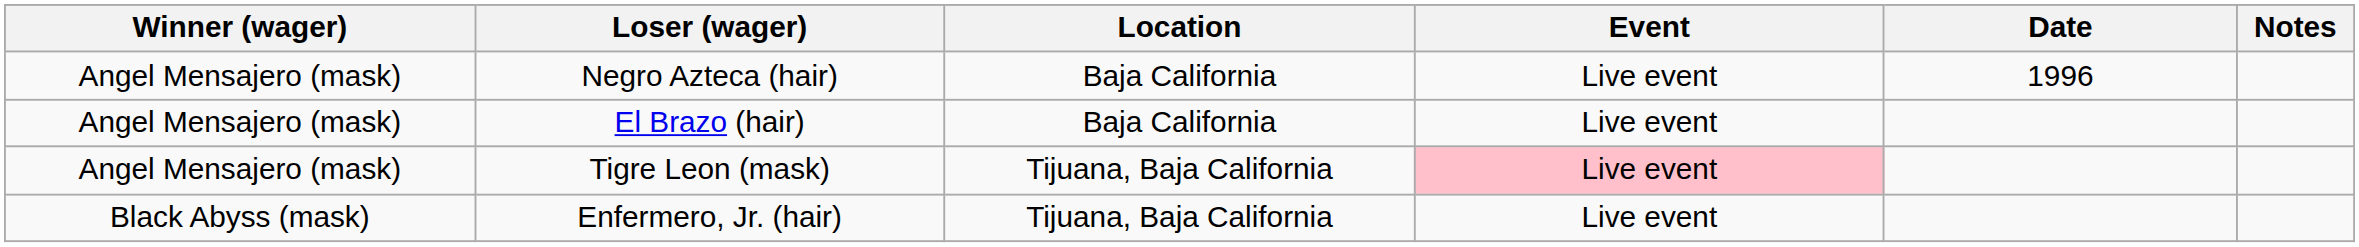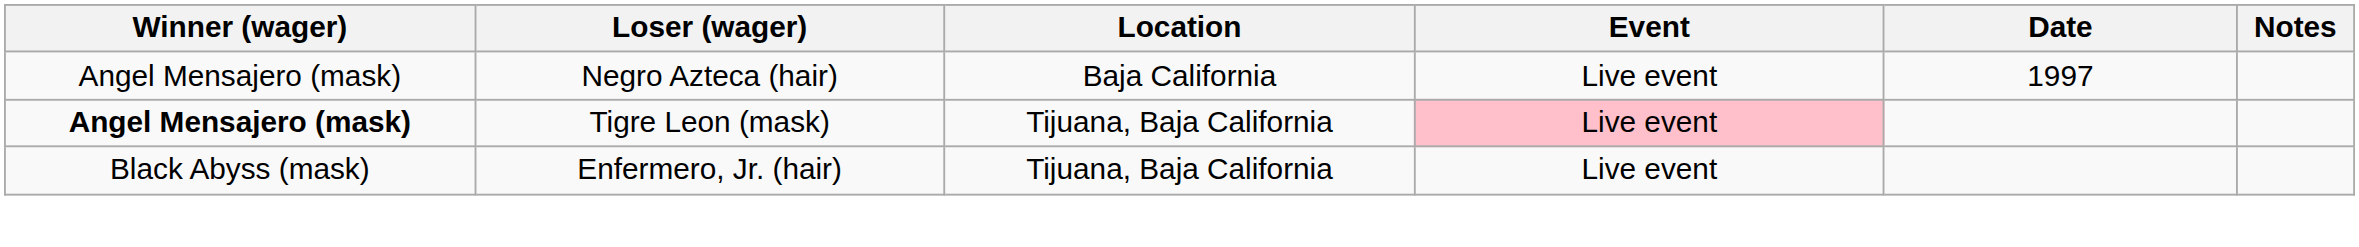(2060, 75) 1996 -> (2060, 75) 1997
- row: (710, 122)
(240, 169) normal -> (240, 122) bold
